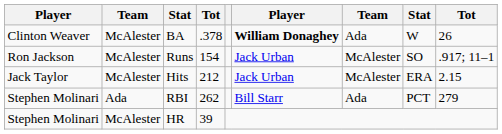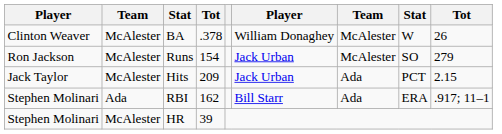(287, 35) bold -> (284, 35) normal
(356, 35) Ada -> (368, 35) McAlester
(466, 56) .917; 11–1 -> (444, 56) 279
(209, 77) 212 -> (209, 77) 209
(373, 77) McAlester -> (351, 77) Ada
(419, 77) ERA -> (414, 77) PCT
(209, 98) 262 -> (209, 98) 162
(418, 98) PCT -> (415, 98) ERA
(448, 98) 279 -> (462, 98) .917; 11–1
